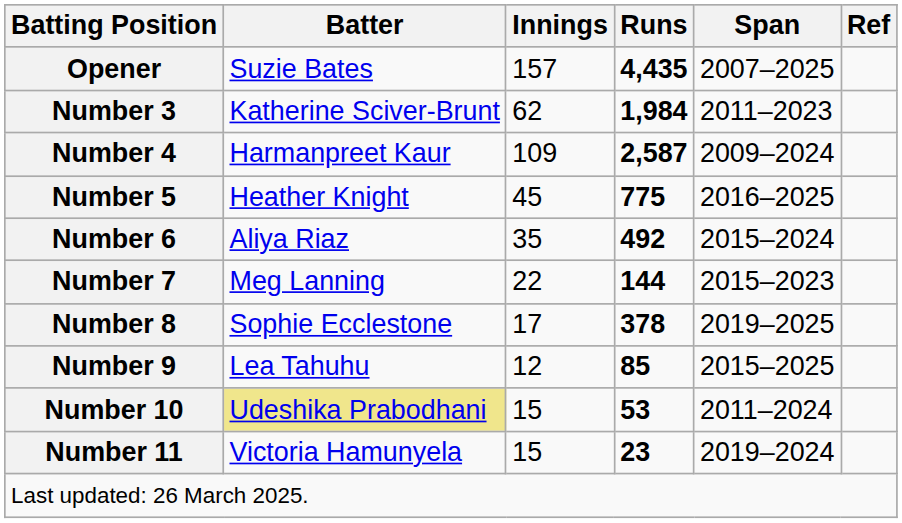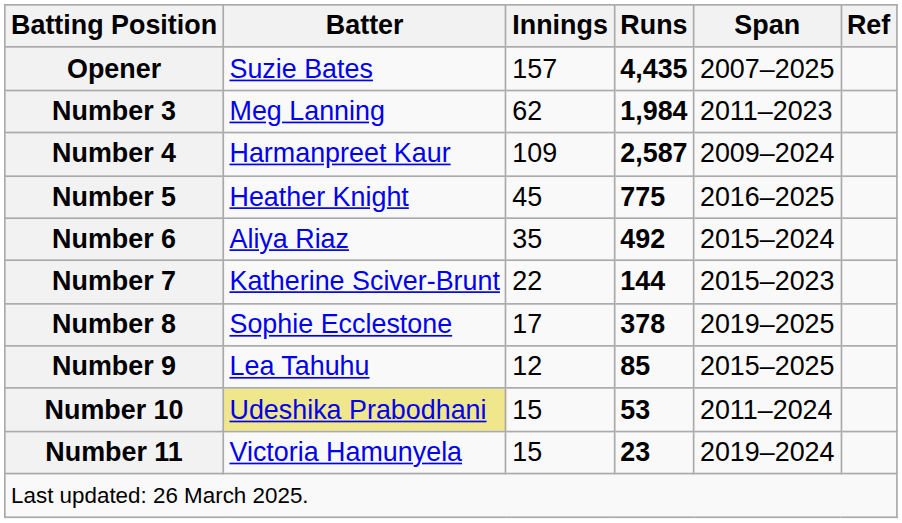(365, 111) Katherine Sciver-Brunt -> (307, 111) Meg Lanning
(307, 281) Meg Lanning -> (365, 281) Katherine Sciver-Brunt
